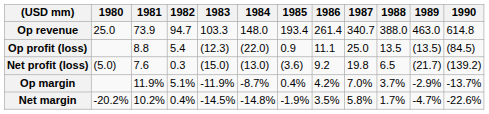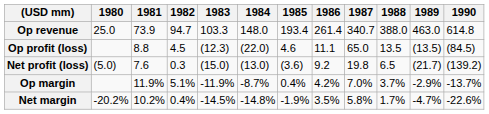(178, 48) 5.4 -> (178, 48) 4.5
(288, 48) 0.9 -> (288, 48) 4.6
(358, 48) 25.0 -> (358, 48) 65.0
